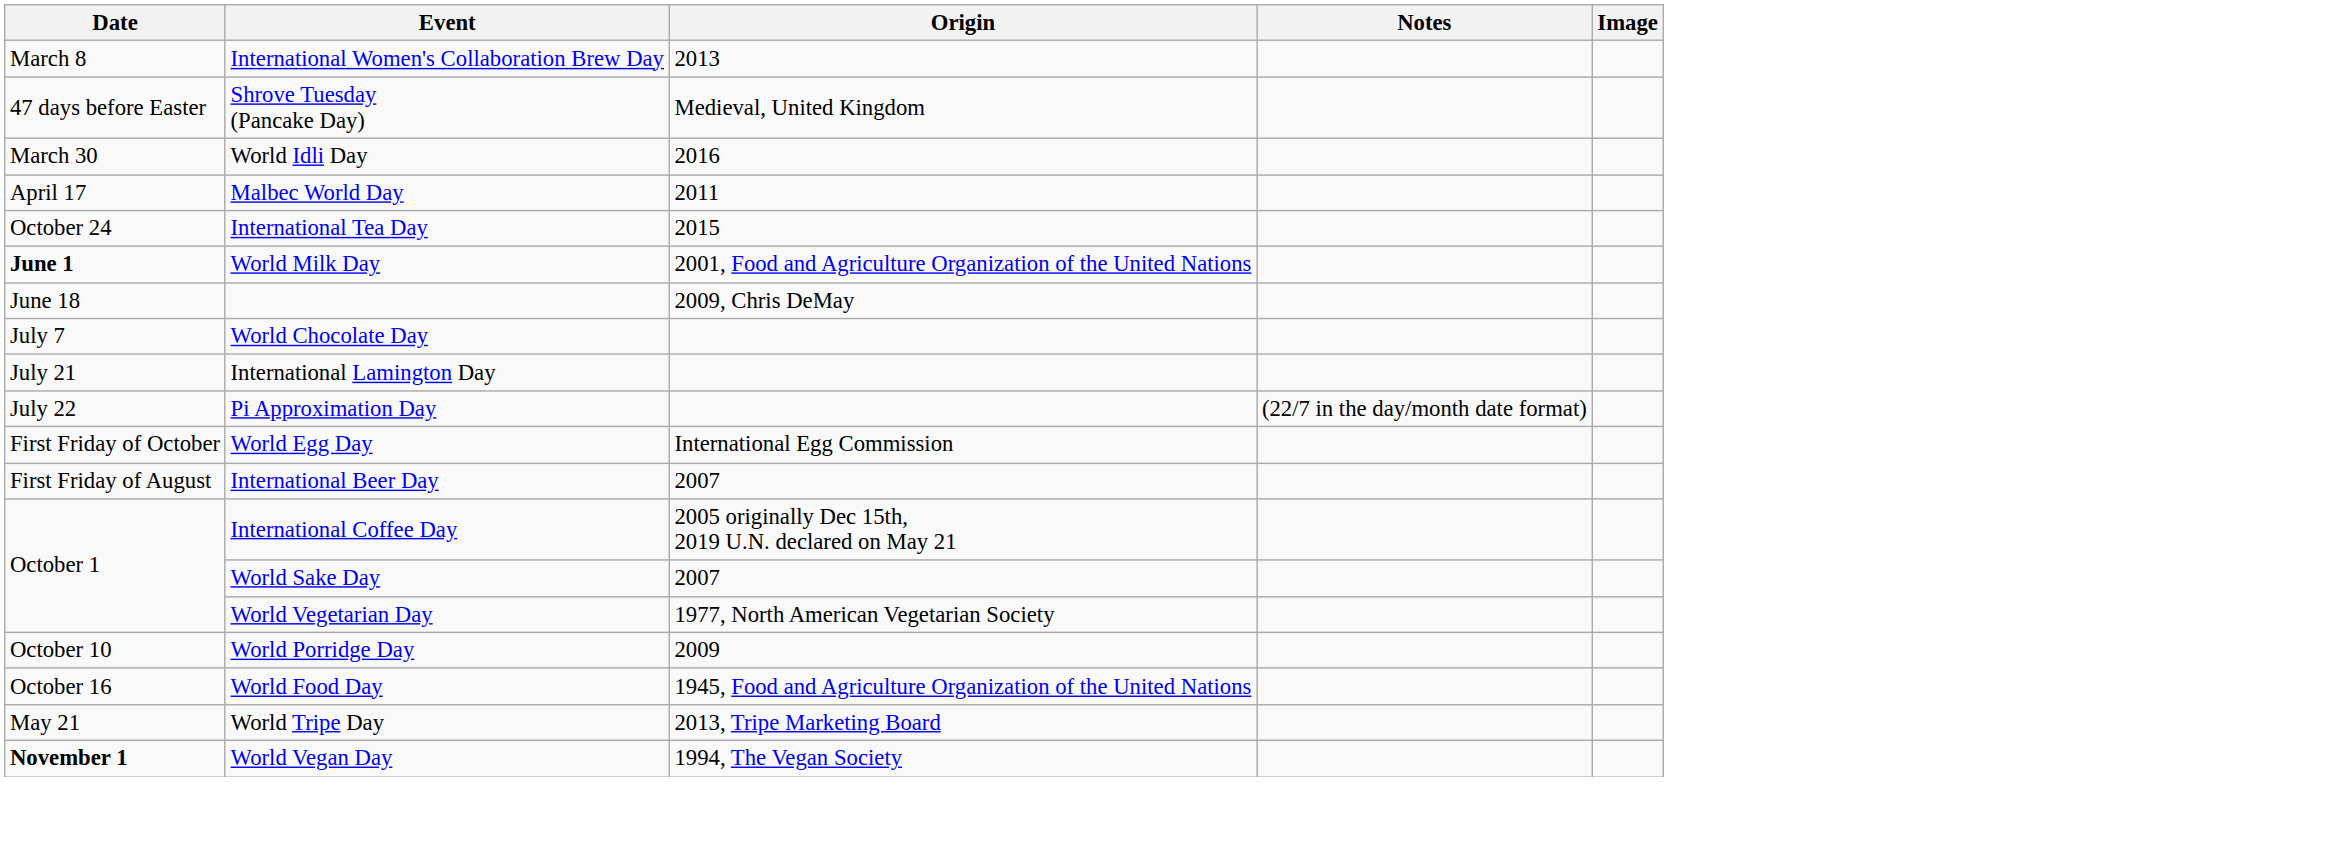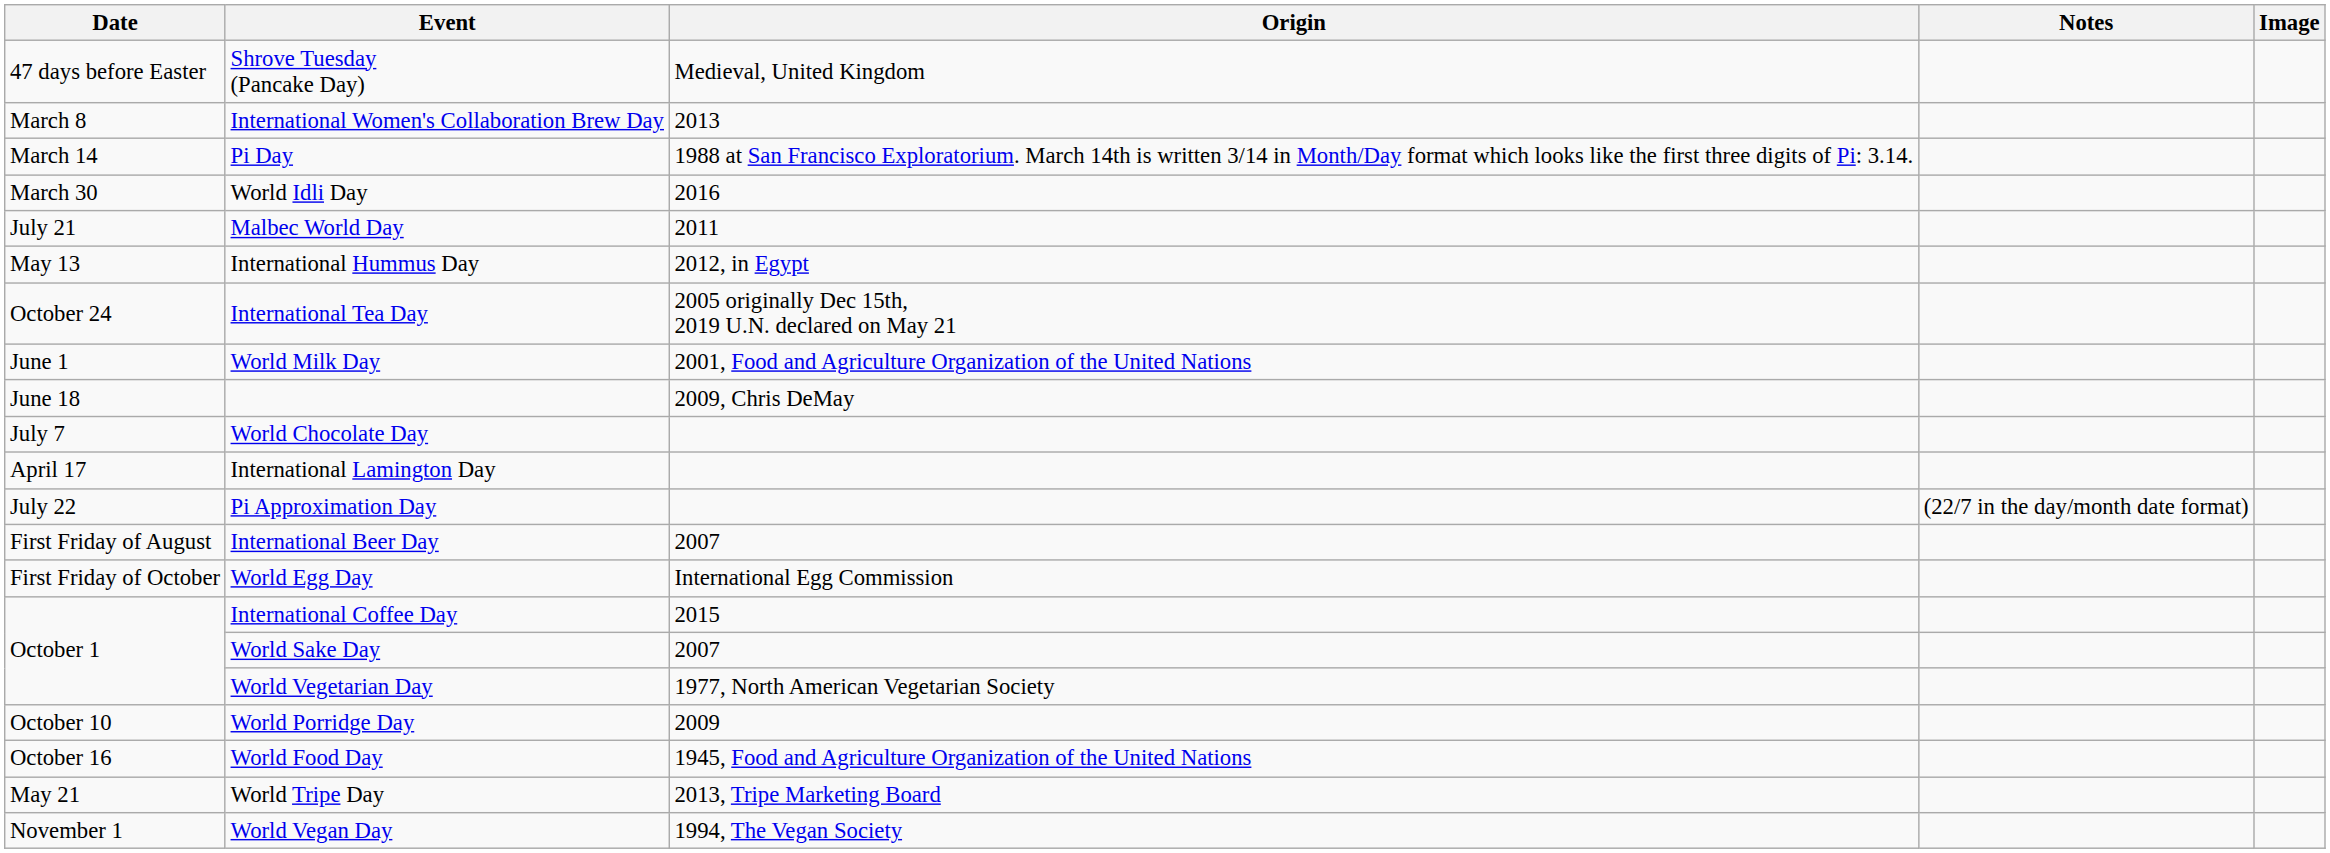rows swapped: (303, 107) <-> (447, 58)
+ row: (262, 156)
(48, 192) April 17 -> (43, 228) July 21
+ row: (355, 264)
(697, 228) 2015 -> (815, 313) 2005 originally Dec 15th, 2019 U.N. declared on May 21
(42, 264) bold -> (39, 361) normal
(43, 372) July 21 -> (48, 469) April 17
rows swapped: (335, 480) <-> (302, 444)
(815, 529) 2005 originally Dec 15th, 2019 U.N. declared on May 21 -> (697, 614) 2015
(69, 758) bold -> (66, 830) normal
